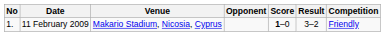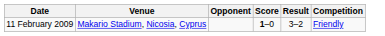- column: (12, 11)
